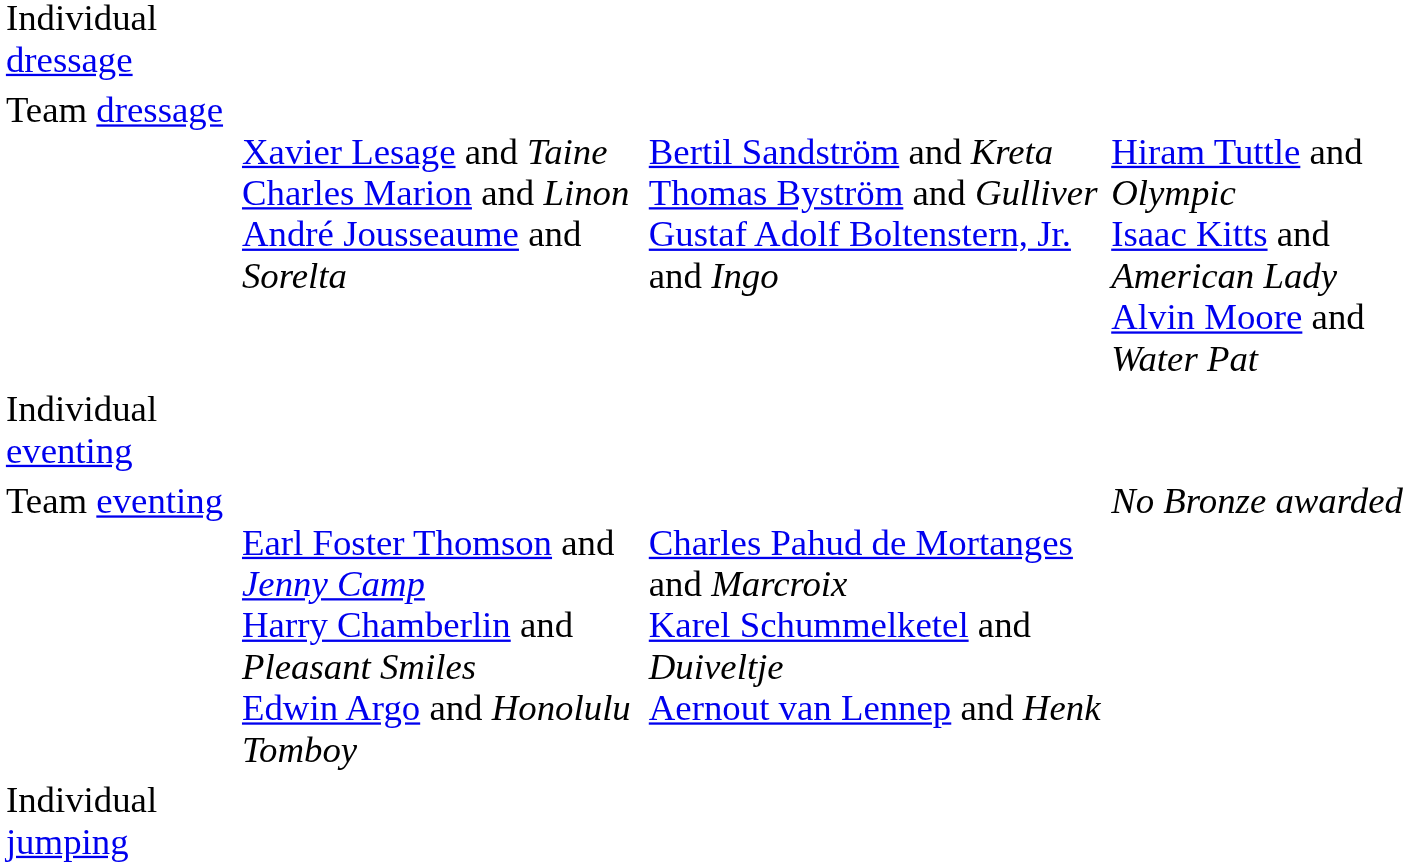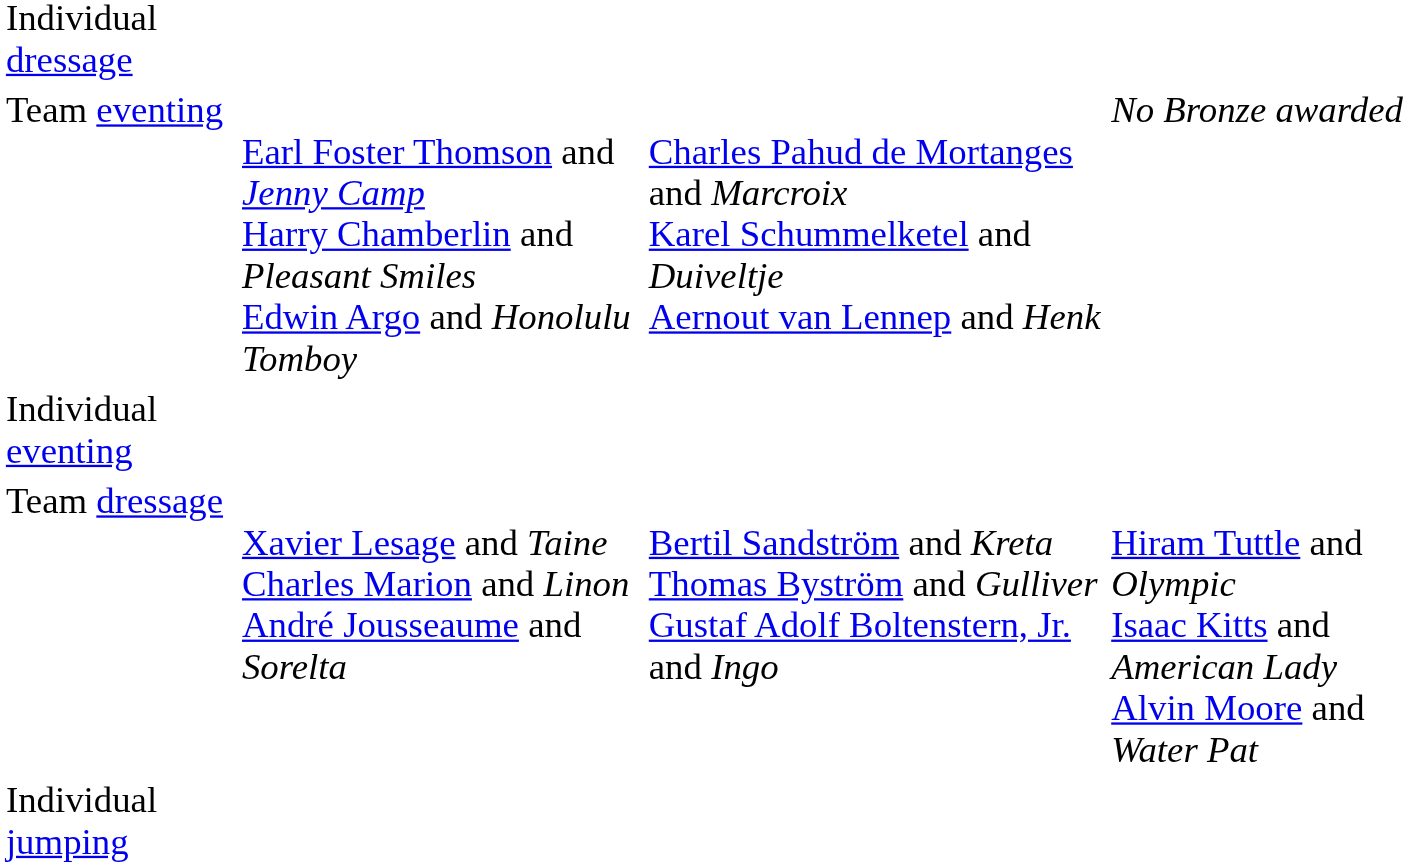rows swapped: (114, 109) <-> (114, 500)
